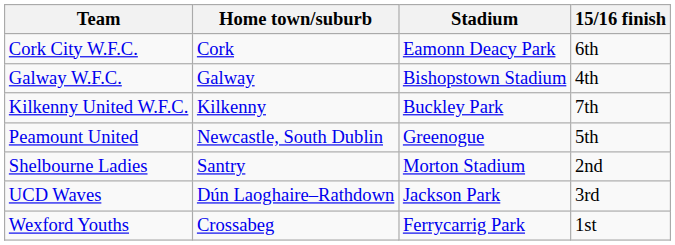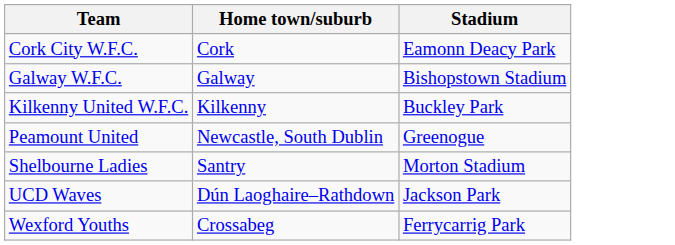- column: (621, 19)
